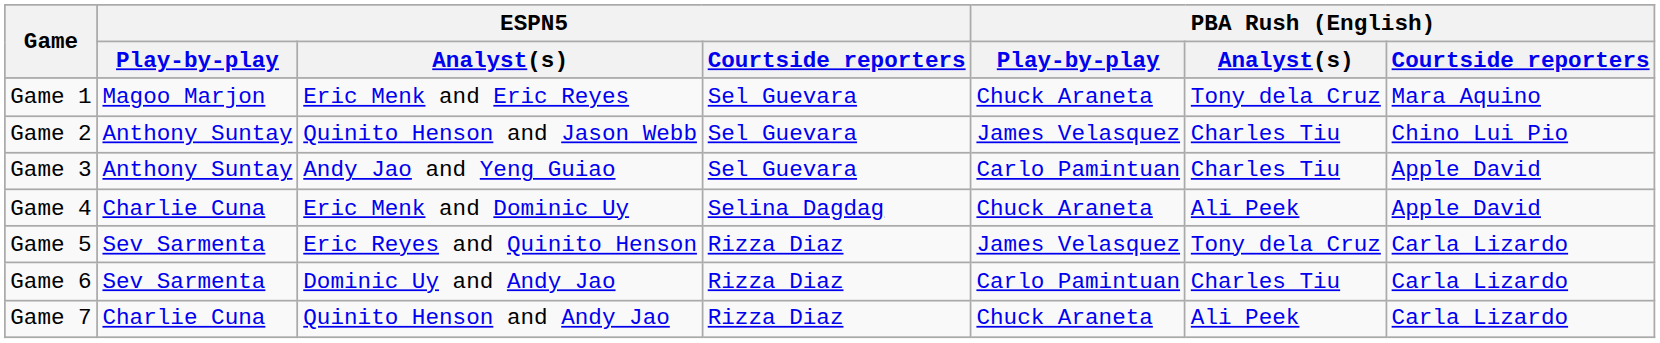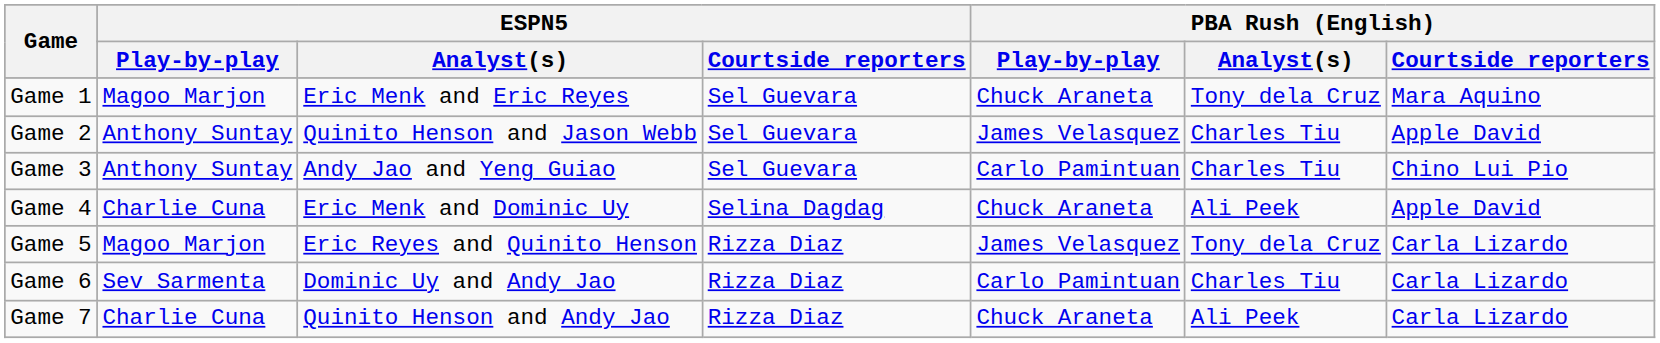(1480, 134) Chino Lui Pio -> (1466, 134) Apple David
(1466, 171) Apple David -> (1480, 171) Chino Lui Pio
(184, 245) Sev Sarmenta -> (184, 245) Magoo Marjon
